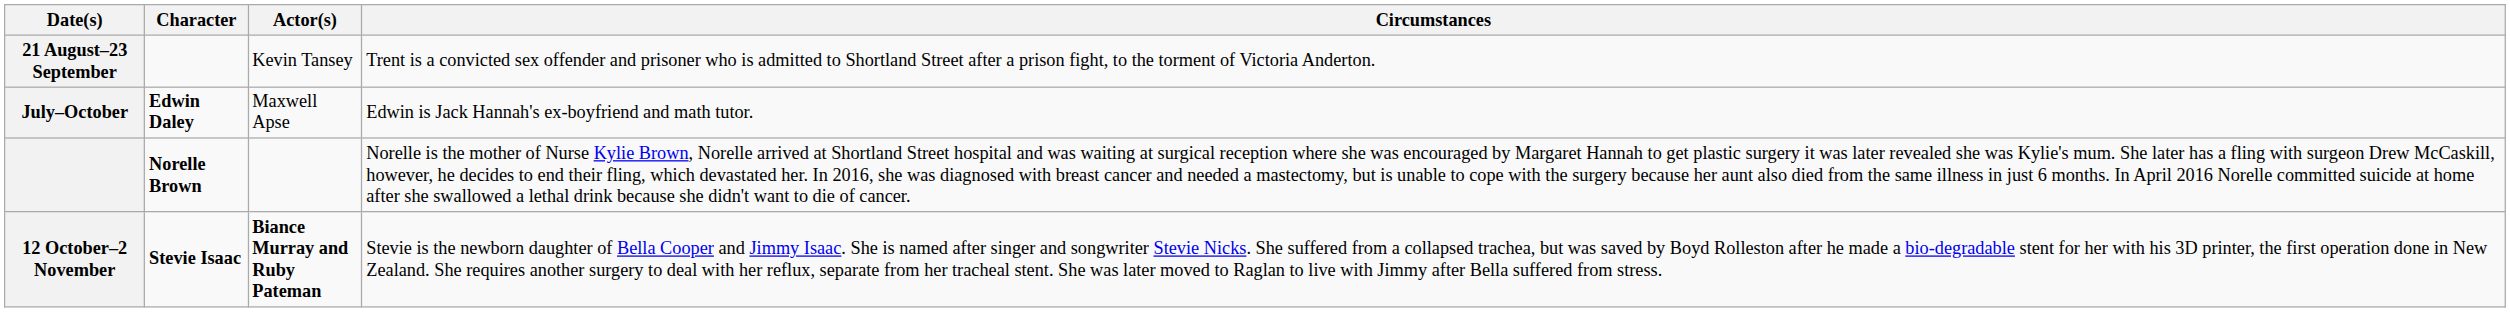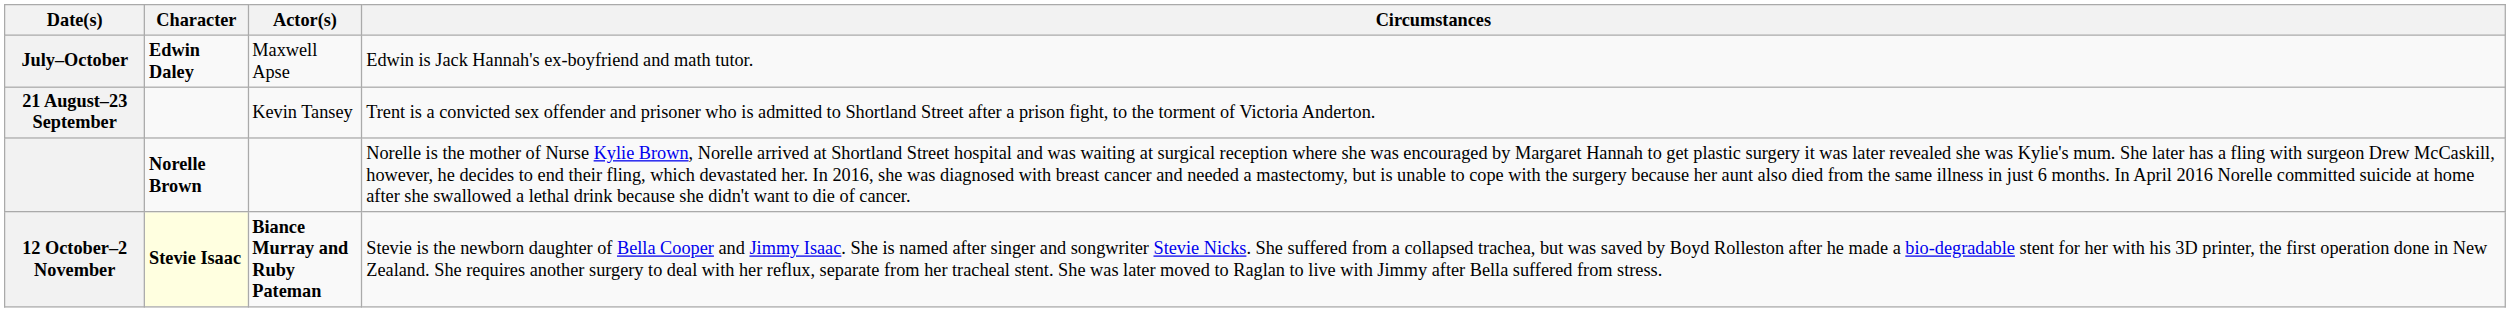rows swapped: (75, 112) <-> (75, 60)
(195, 259) no background -> (195, 259) lightyellow background
